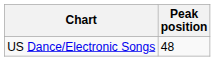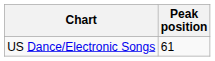(167, 46) 48 -> (167, 46) 61
